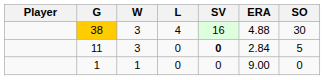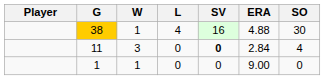(137, 30) 3 -> (137, 30) 1
(300, 48) 5 -> (300, 48) 4
